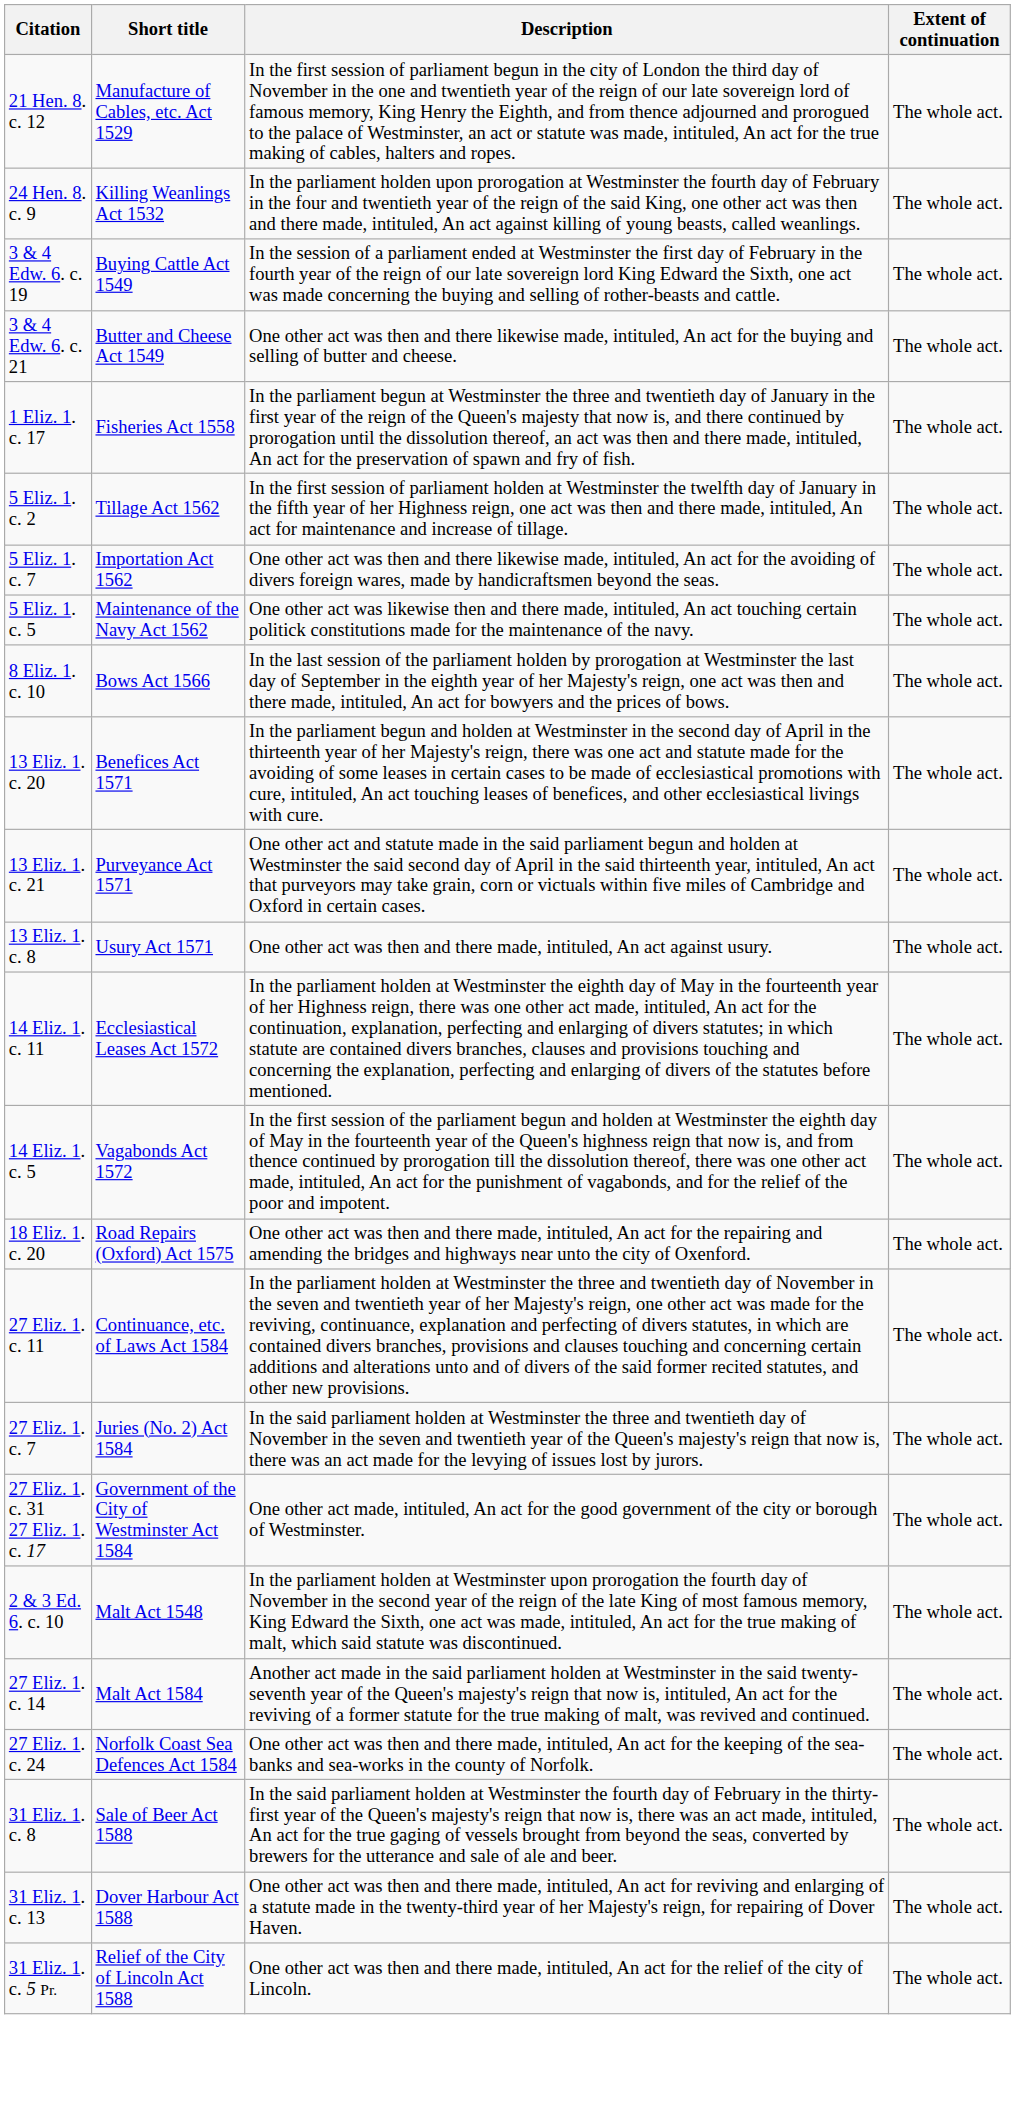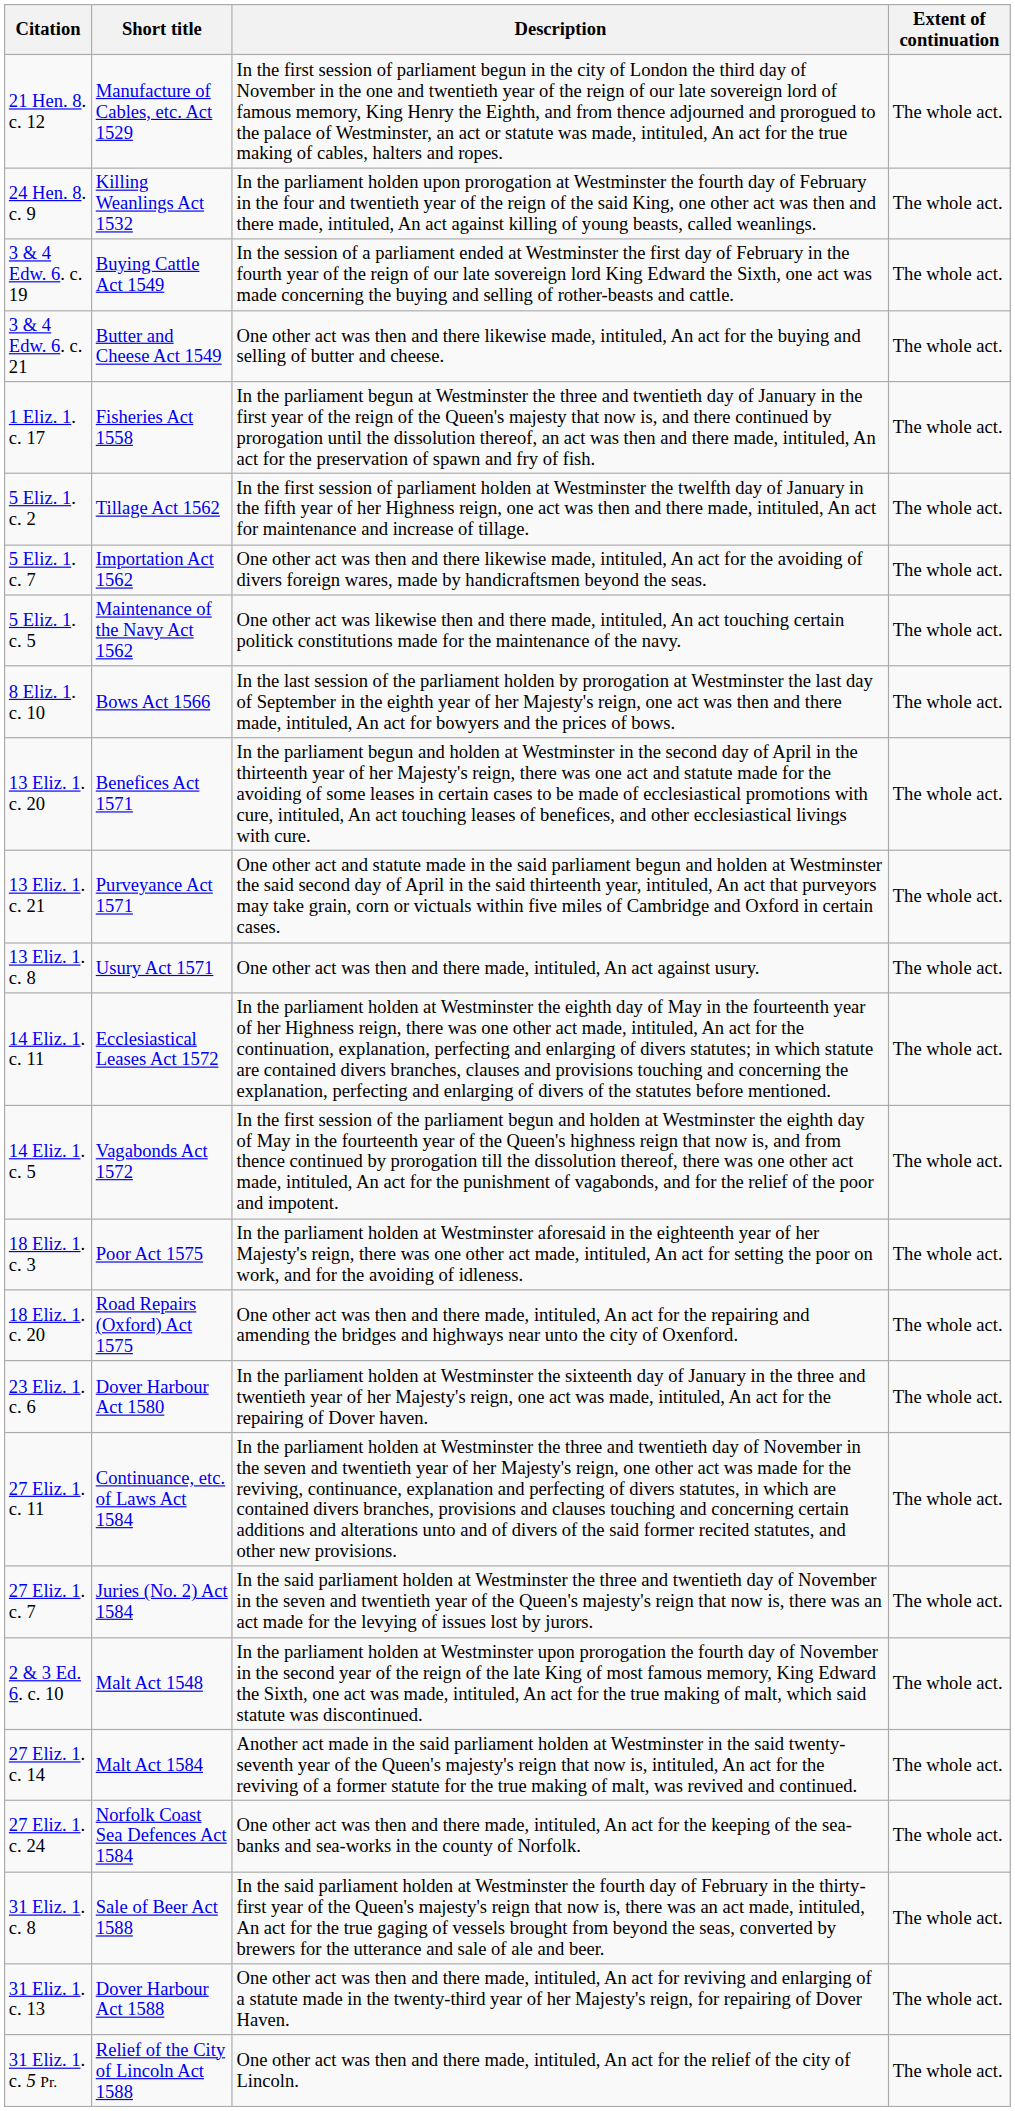+ row: (47, 1254)
+ row: (47, 1396)
- row: (47, 1519)
